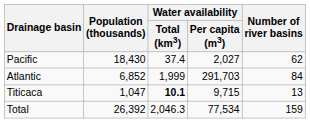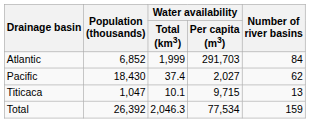rows swapped: (22, 60) <-> (24, 76)
(175, 93) bold -> (175, 93) normal
